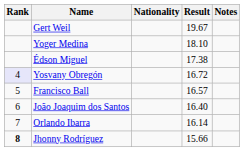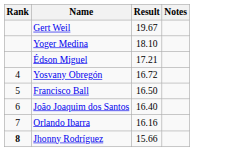- column: (157, 12)
(197, 59) 17.38 -> (147, 59) 17.21
(18, 75) lavender background -> (18, 75) no background
(197, 91) 16.57 -> (147, 91) 16.50
(197, 123) 16.14 -> (147, 123) 16.16
